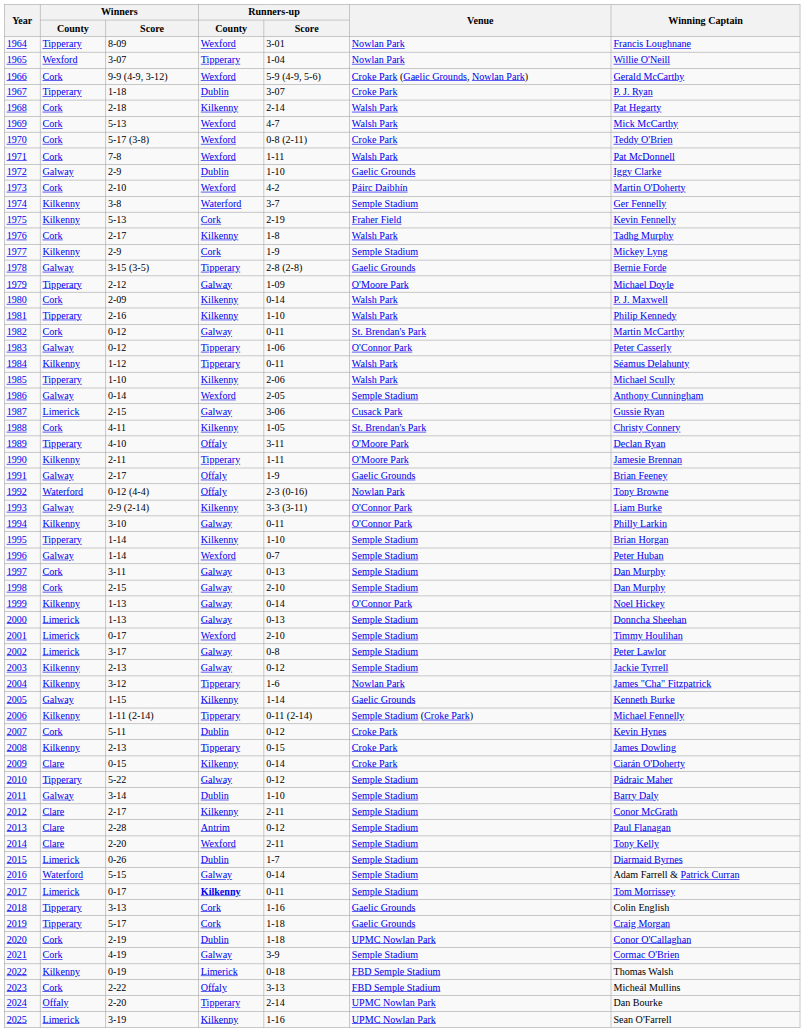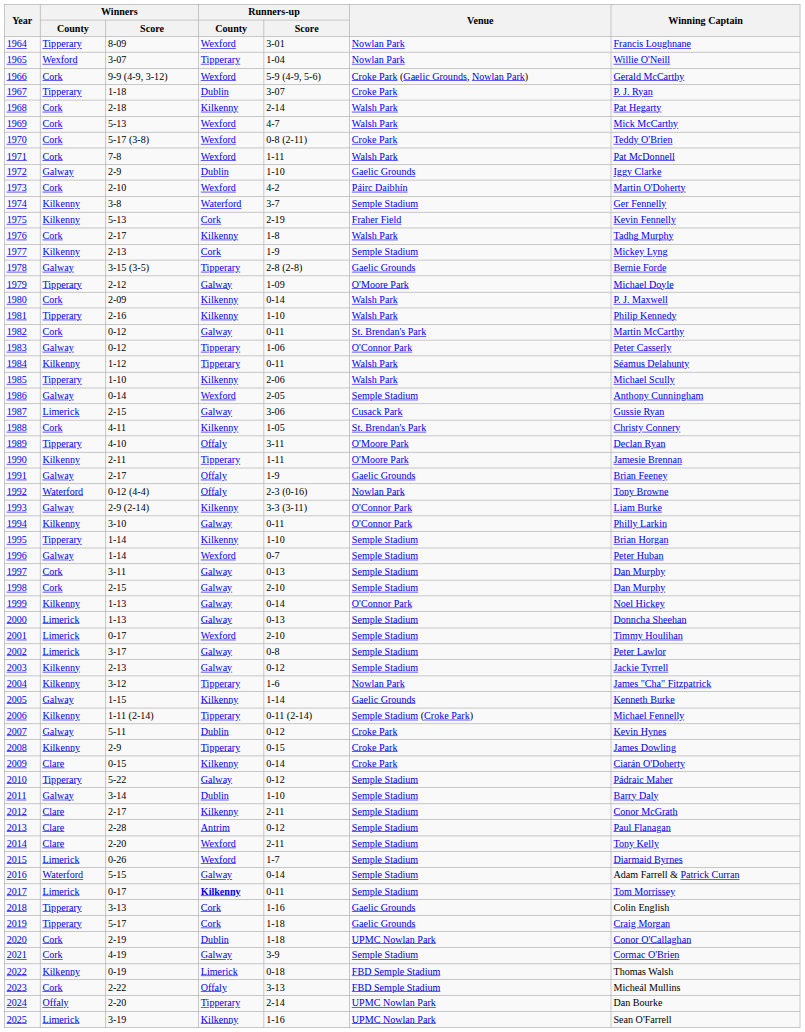(115, 252) 2-9 -> (117, 252) 2-13
(53, 731) Cork -> (58, 731) Galway
(117, 747) 2-13 -> (115, 747) 2-9
(215, 859) Dublin -> (218, 859) Wexford
